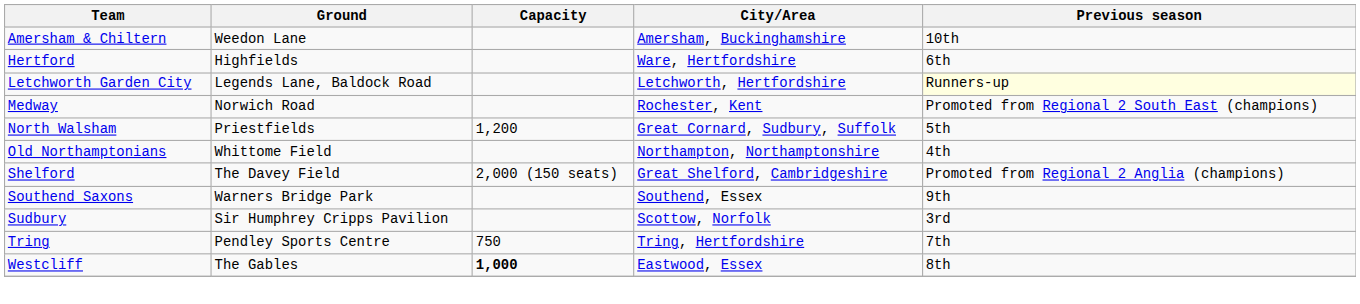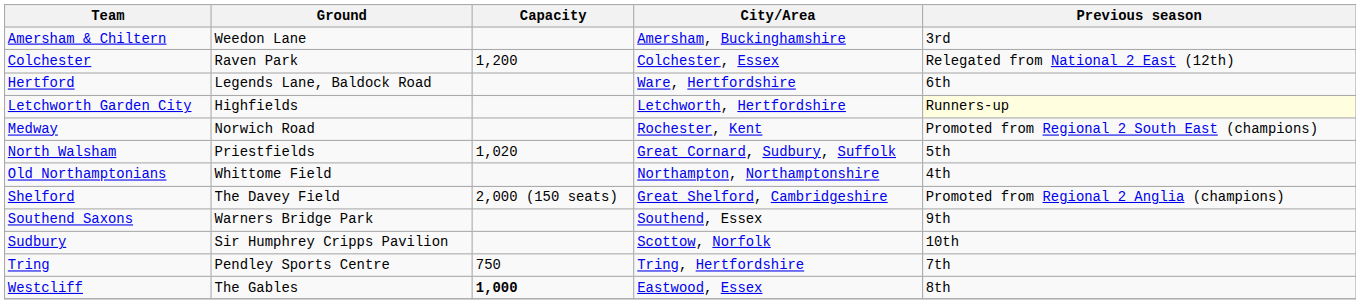(942, 39) 10th -> (938, 39) 3rd
+ row: (50, 61)
(256, 61) Highfields -> (323, 84) Legends Lane, Baldock Road
(323, 84) Legends Lane, Baldock Road -> (256, 107) Highfields
(497, 129) 1,200 -> (497, 152) 1,020
(938, 220) 3rd -> (942, 243) 10th
